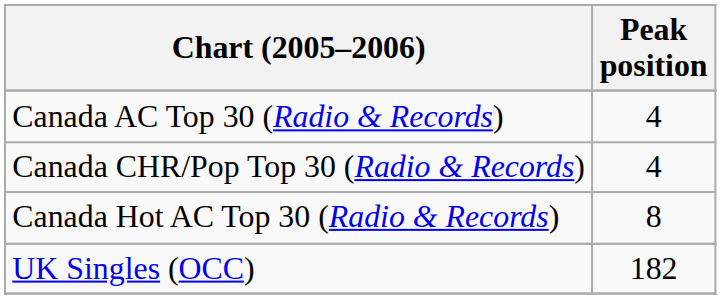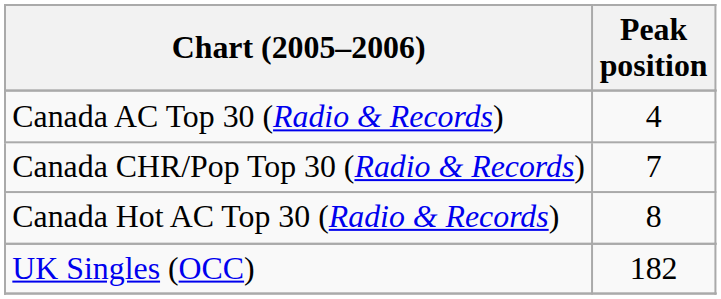(654, 166) 4 -> (654, 166) 7
